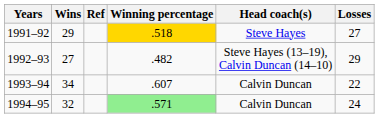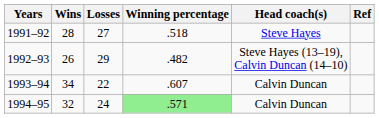columns swapped: (354, 14) <-> (96, 14)
(68, 33) 29 -> (68, 33) 28
(162, 33) gold background -> (177, 33) no background
(68, 58) 27 -> (68, 58) 26
